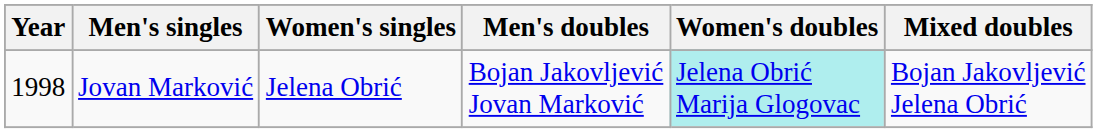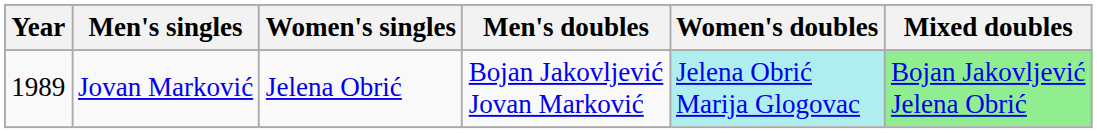(38, 87) 1998 -> (38, 87) 1989
(988, 87) no background -> (988, 87) lightgreen background
